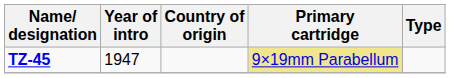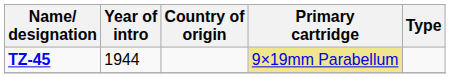(122, 60) 1947 -> (122, 60) 1944
